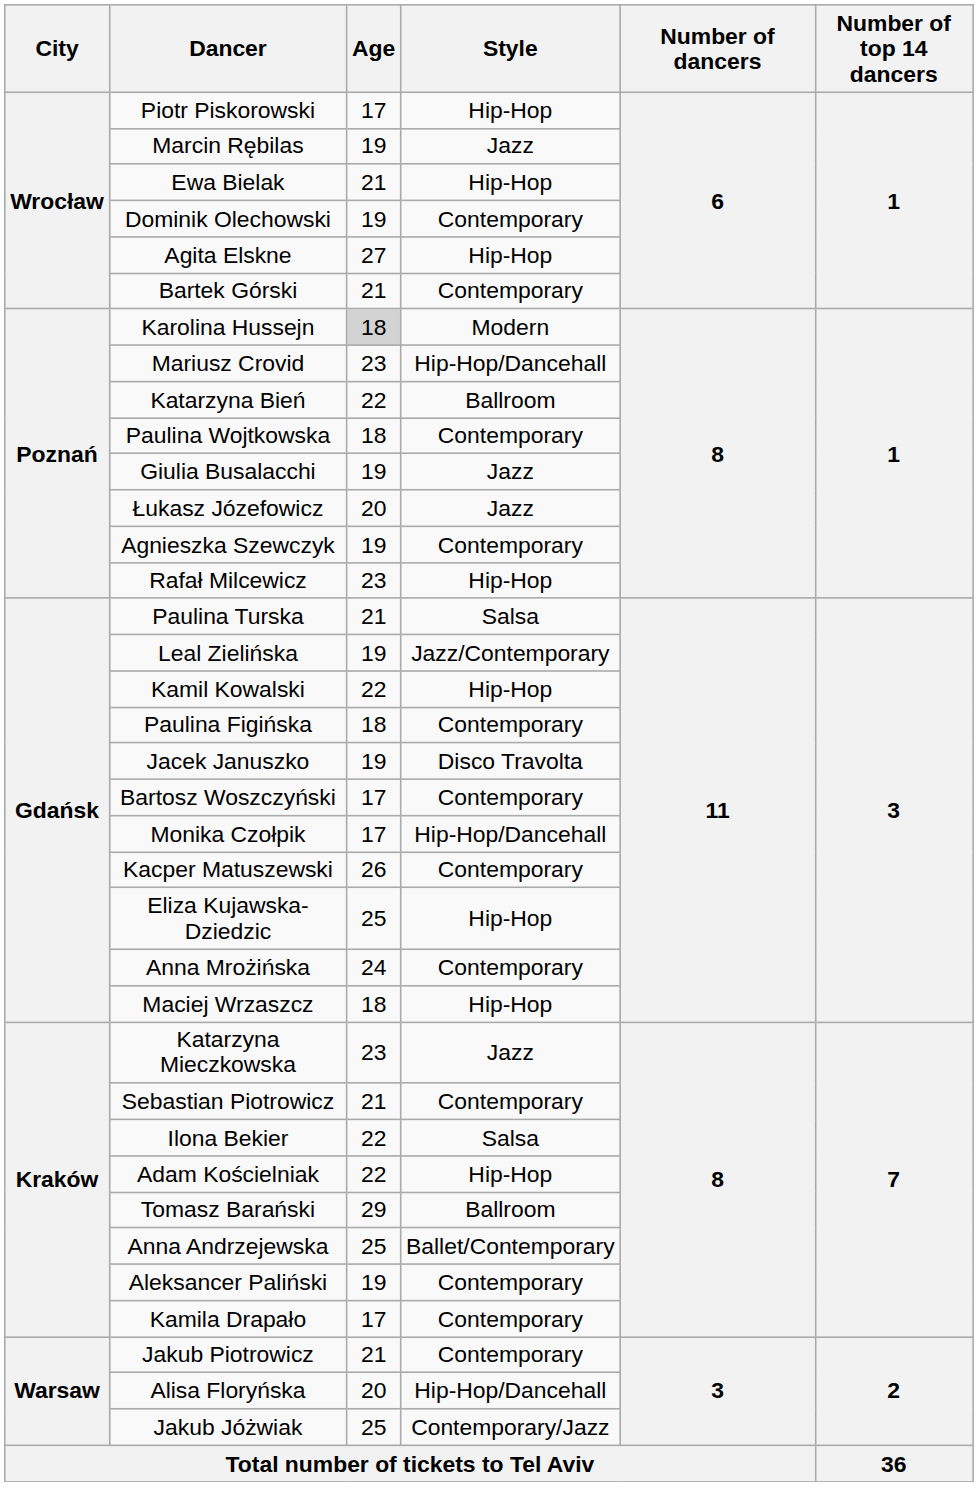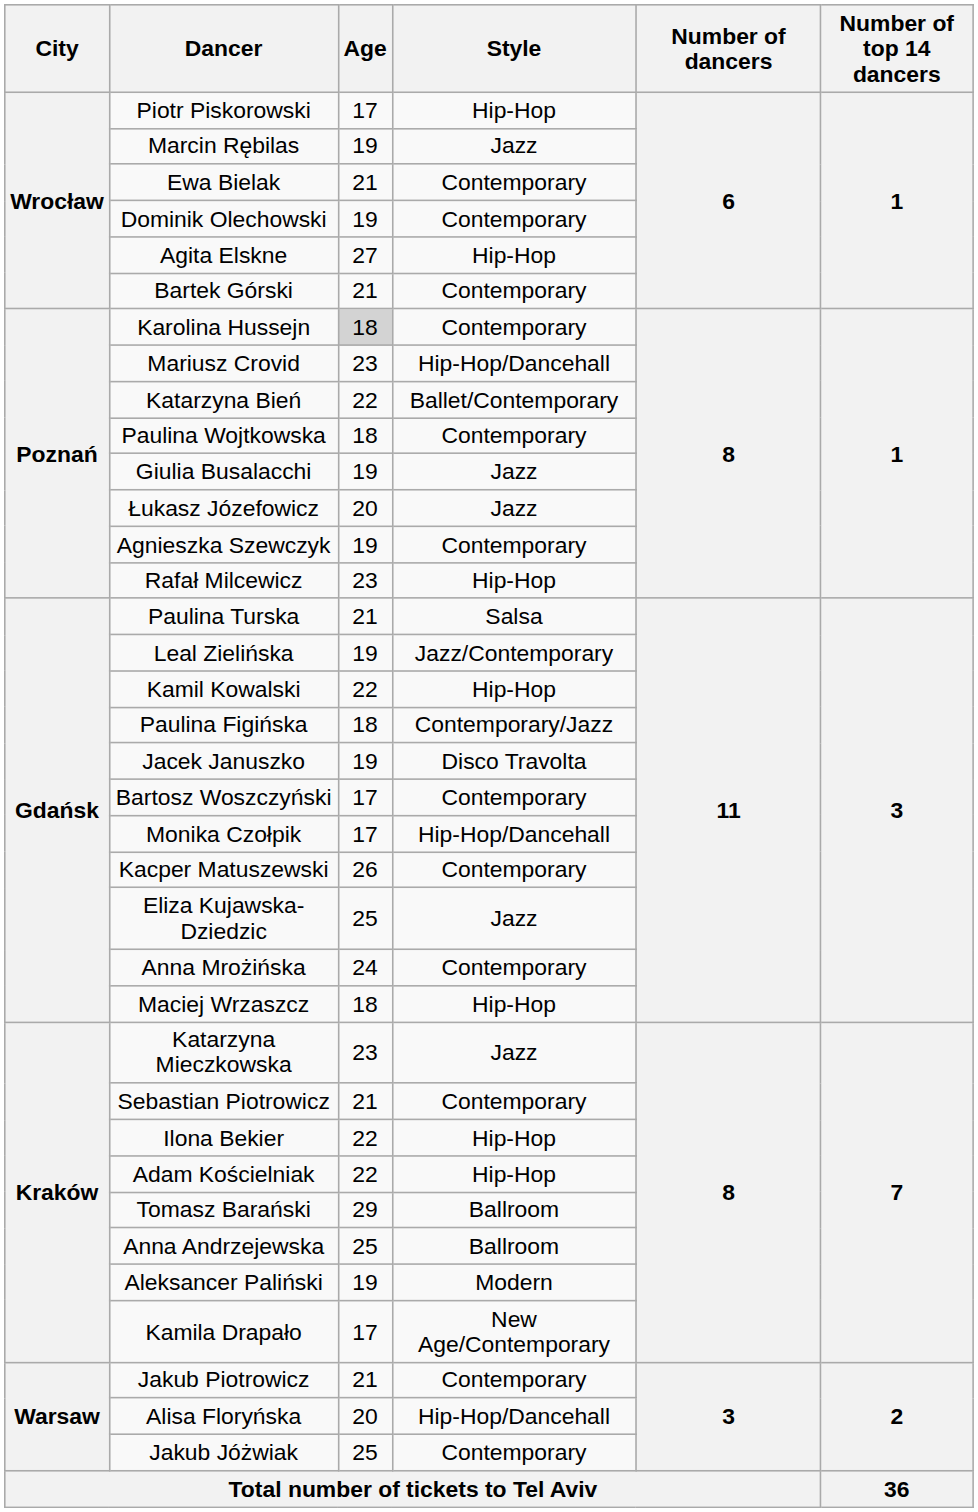(510, 183) Hip-Hop -> (514, 183) Contemporary
(510, 327) Modern -> (514, 327) Contemporary
(510, 400) Ballroom -> (514, 400) Ballet/Contemporary
(510, 725) Contemporary -> (514, 725) Contemporary/Jazz
(510, 919) Hip-Hop -> (514, 919) Jazz
(510, 1138) Salsa -> (514, 1138) Hip-Hop
(510, 1246) Ballet/Contemporary -> (514, 1246) Ballroom
(510, 1283) Contemporary -> (514, 1283) Modern
(510, 1319) Contemporary -> (514, 1331) New Age/Contemporary
(510, 1427) Contemporary/Jazz -> (514, 1453) Contemporary
